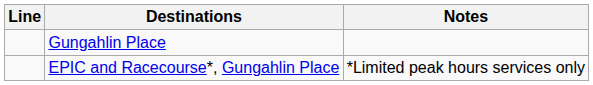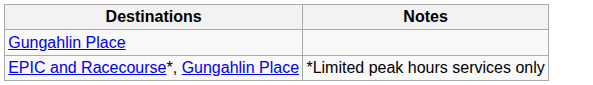- column: (25, 17)
